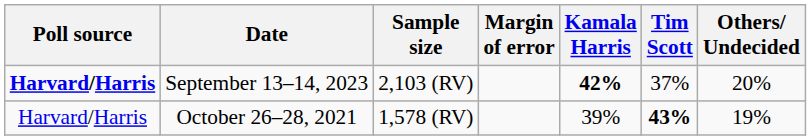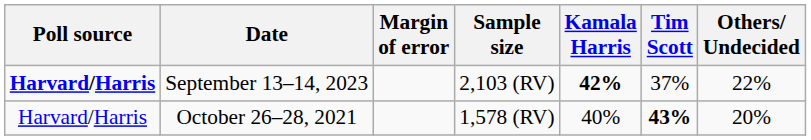columns swapped: (426, 35) <-> (519, 35)
(751, 82) 20% -> (751, 82) 22%
(601, 117) 39% -> (601, 117) 40%
(751, 117) 19% -> (751, 117) 20%
